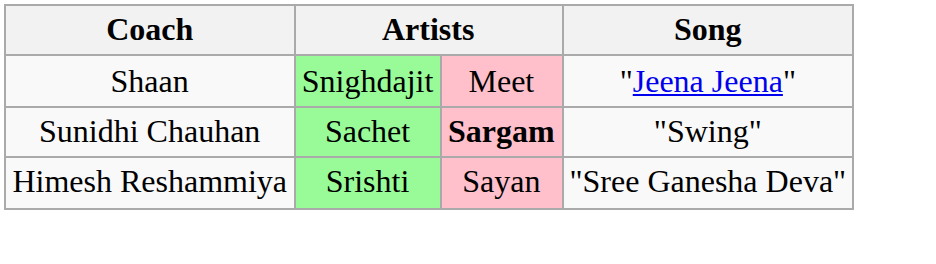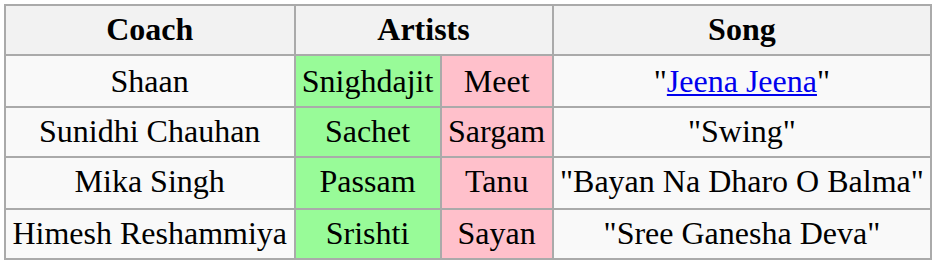(501, 131) bold -> (497, 131) normal
+ row: (150, 182)
